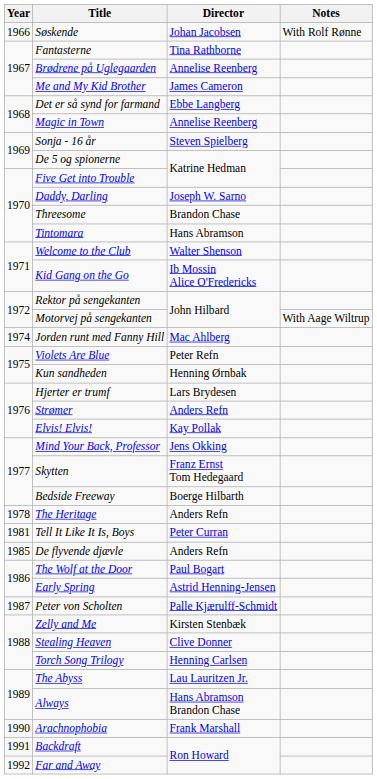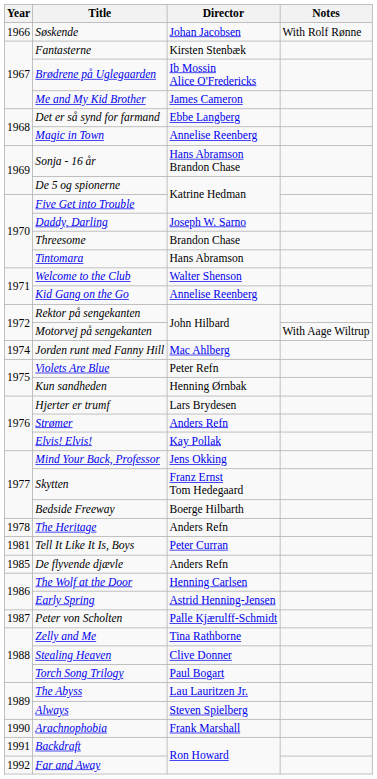(205, 50) Tina Rathborne -> (208, 50) Kirsten Stenbæk
(213, 68) Annelise Reenberg -> (213, 74) Ib Mossin Alice O'Fredericks
(209, 141) Steven Spielberg -> (206, 160) Hans Abramson Brandon Chase
(213, 275) Ib Mossin Alice O'Fredericks -> (213, 295) Annelise Reenberg
(197, 569) Paul Bogart -> (208, 582) Henning Carlsen
(208, 624) Kirsten Stenbæk -> (205, 637) Tina Rathborne
(208, 660) Henning Carlsen -> (197, 673) Paul Bogart
(206, 703) Hans Abramson Brandon Chase -> (209, 710) Steven Spielberg
